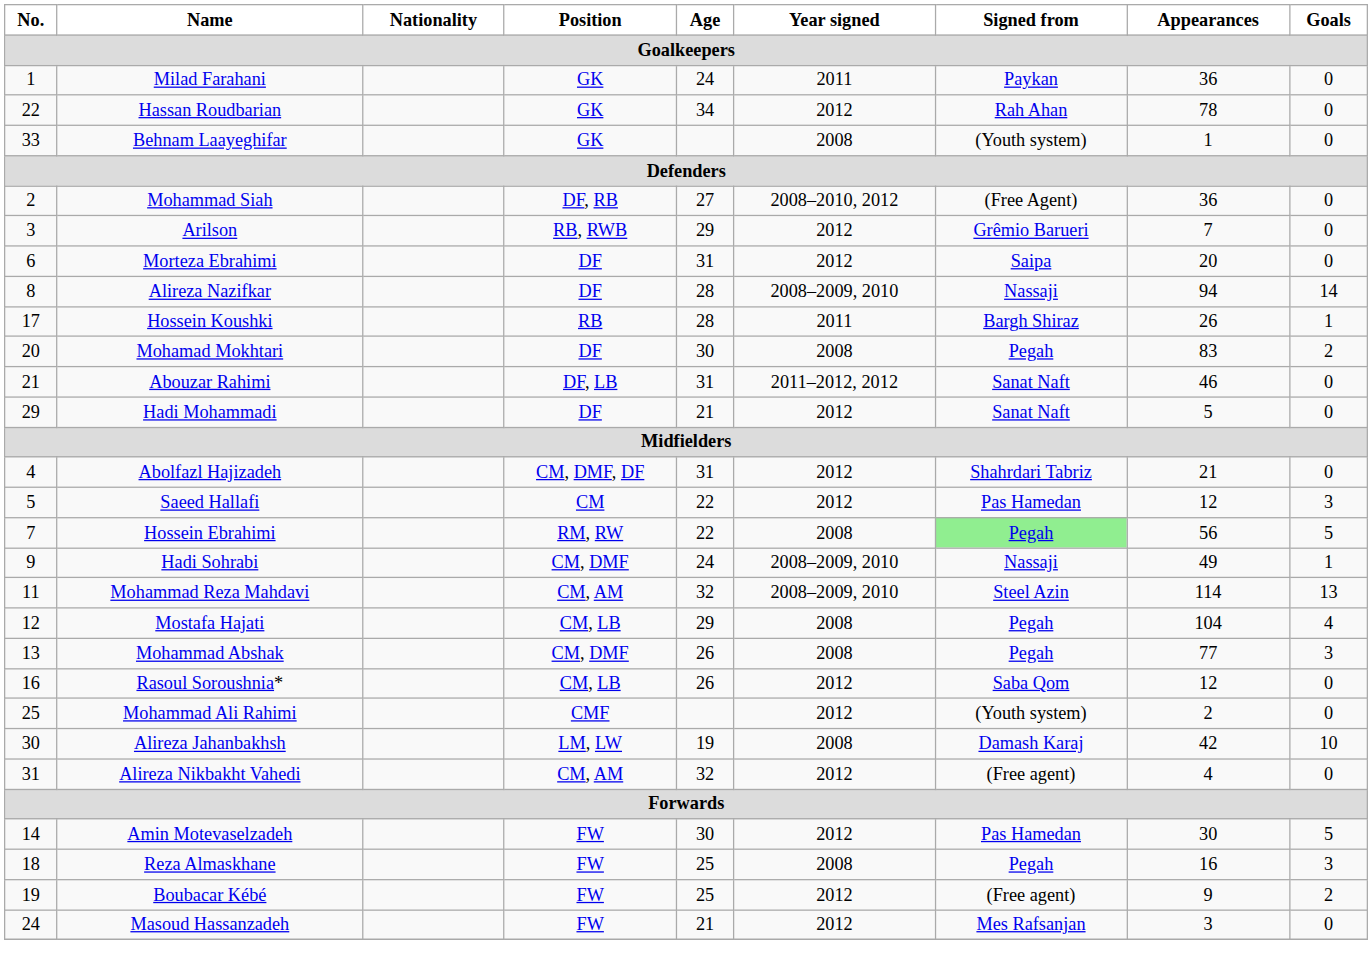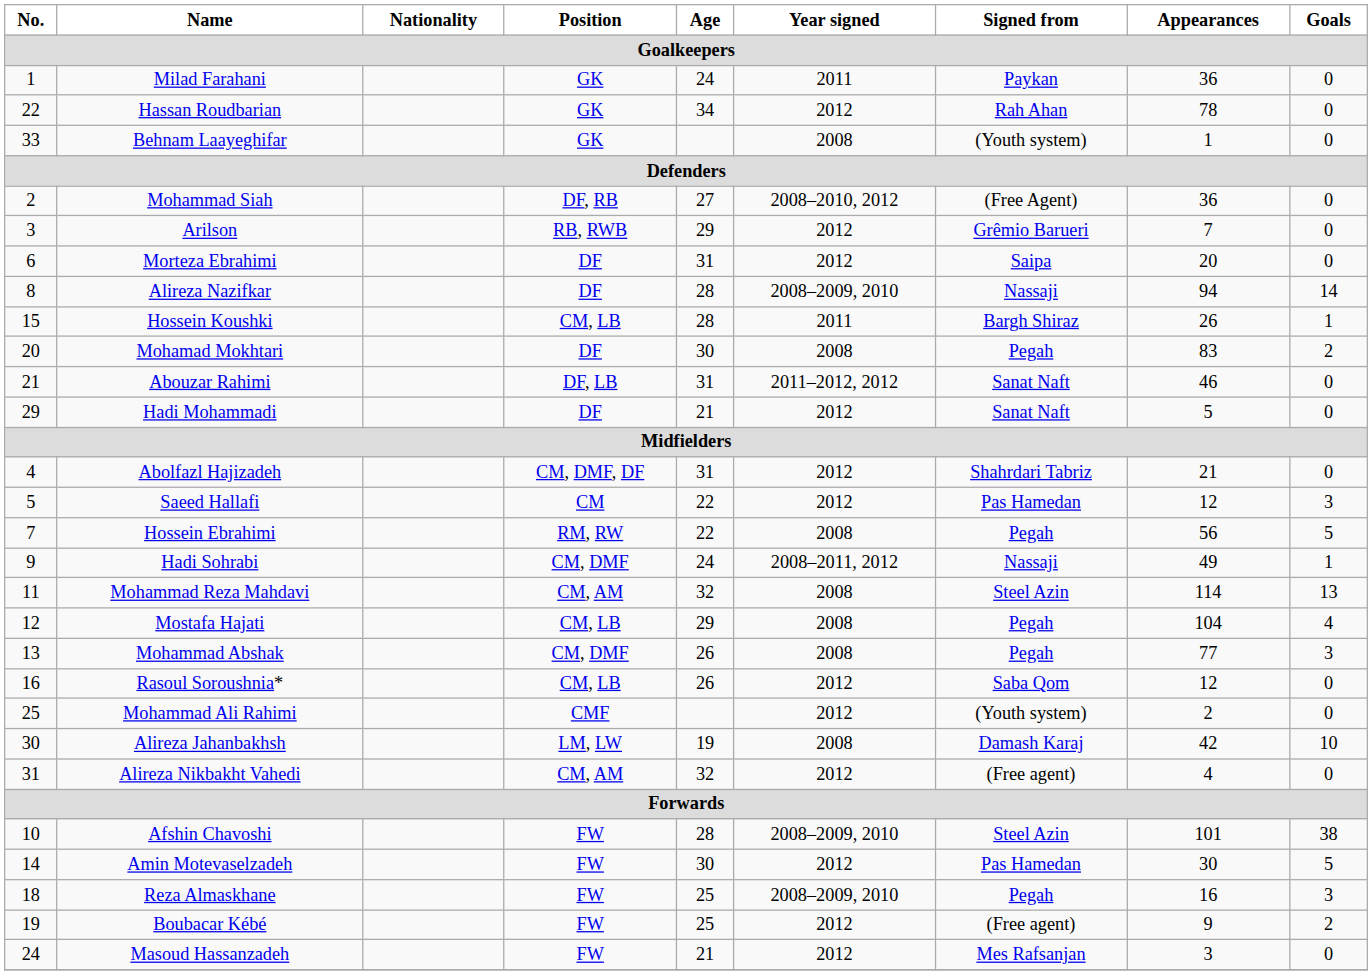(31, 321) 17 -> (31, 321) 15
(590, 321) RB -> (590, 321) CM, LB
(1031, 532) lightgreen background -> (1031, 532) no background
(834, 562) 2008–2009, 2010 -> (834, 562) 2008–2011, 2012
(834, 593) 2008–2009, 2010 -> (834, 593) 2008
+ row: (210, 834)
(834, 864) 2008 -> (834, 894) 2008–2009, 2010
